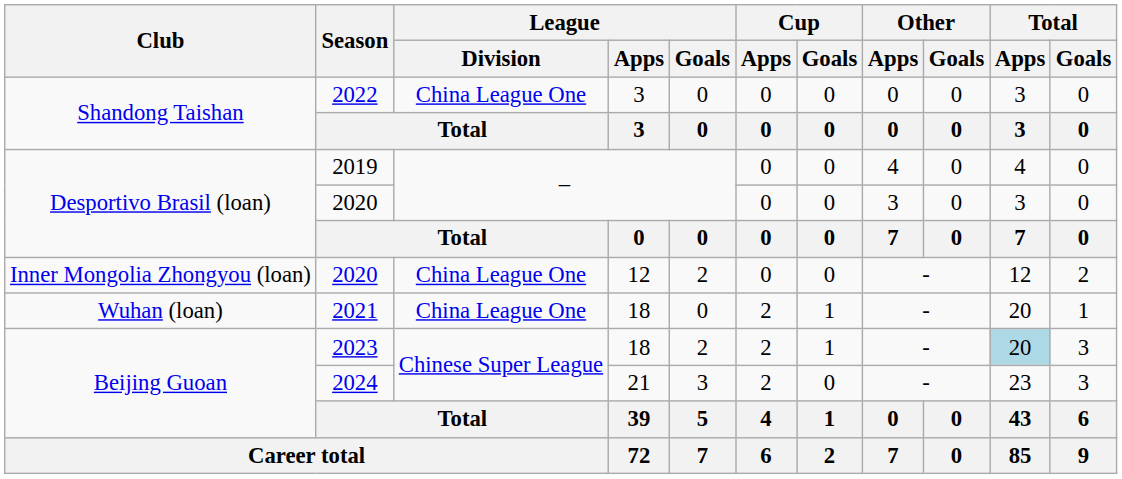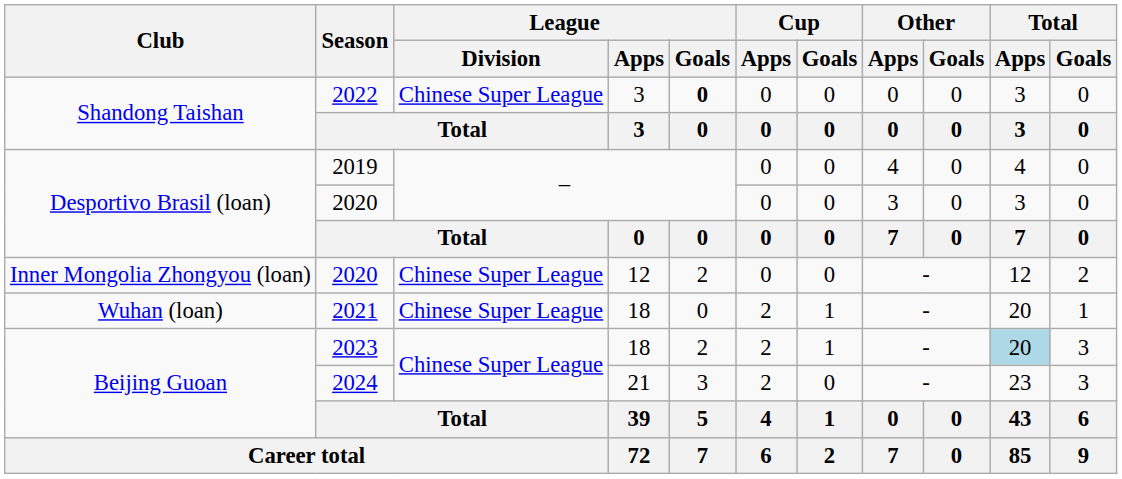(501, 94) China League One -> (501, 94) Chinese Super League
(702, 94) normal -> (702, 94) bold
(501, 274) China League One -> (501, 274) Chinese Super League
(501, 310) China League One -> (501, 310) Chinese Super League
